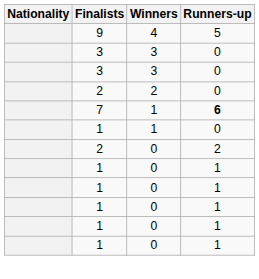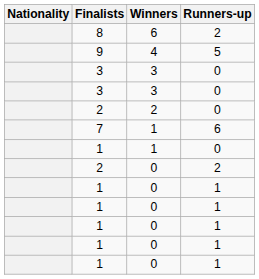+ row: (100, 33)
(217, 110) bold -> (217, 129) normal
